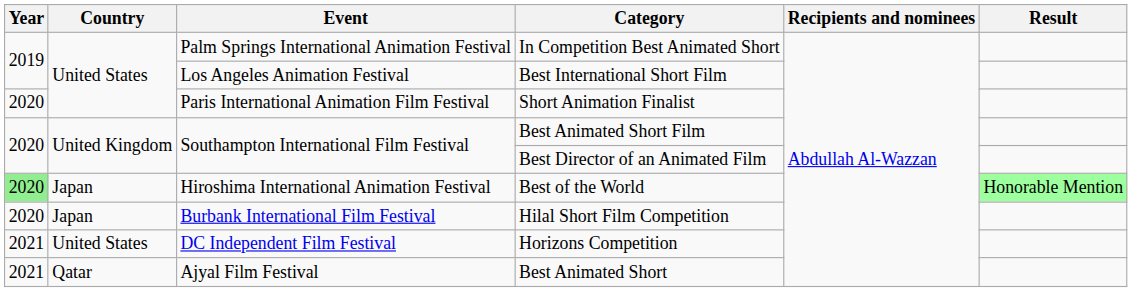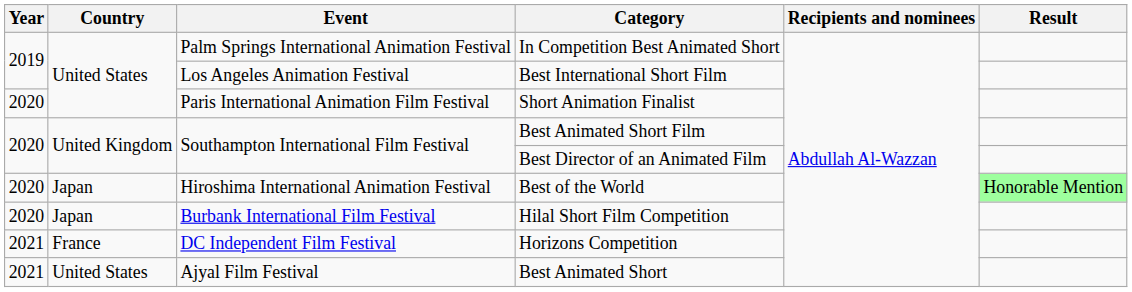(26, 187) lightgreen background -> (26, 187) no background
(112, 244) United States -> (112, 244) France
(112, 272) Qatar -> (112, 272) United States
